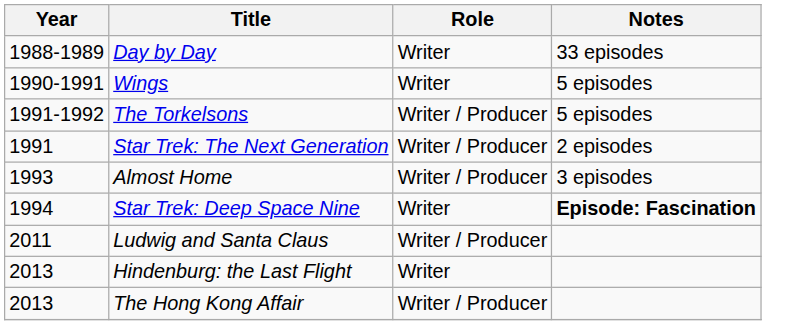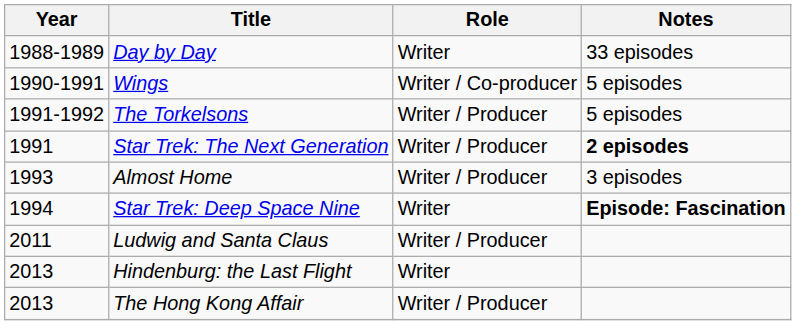(424, 83) Writer -> (487, 83) Writer / Co-producer
(604, 146) normal -> (637, 146) bold
